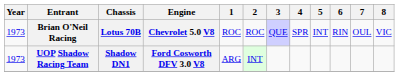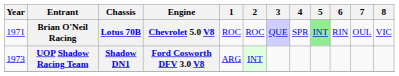(16, 33) 1973 -> (16, 33) 1971
(320, 33) no background -> (320, 33) lightgreen background
